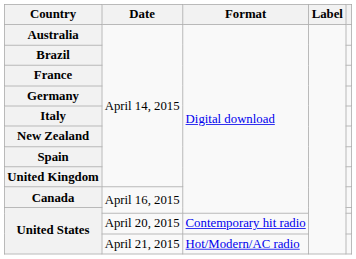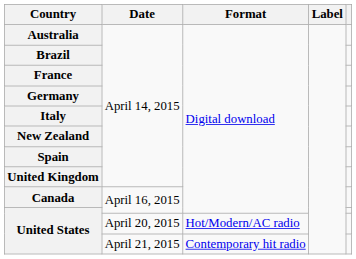(246, 223) Contemporary hit radio -> (243, 223) Hot/Modern/AC radio
(243, 243) Hot/Modern/AC radio -> (246, 243) Contemporary hit radio
